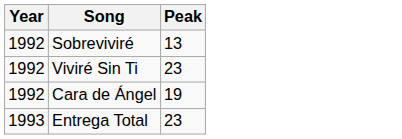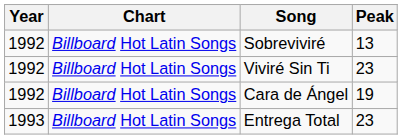+ column: (144, 17)
